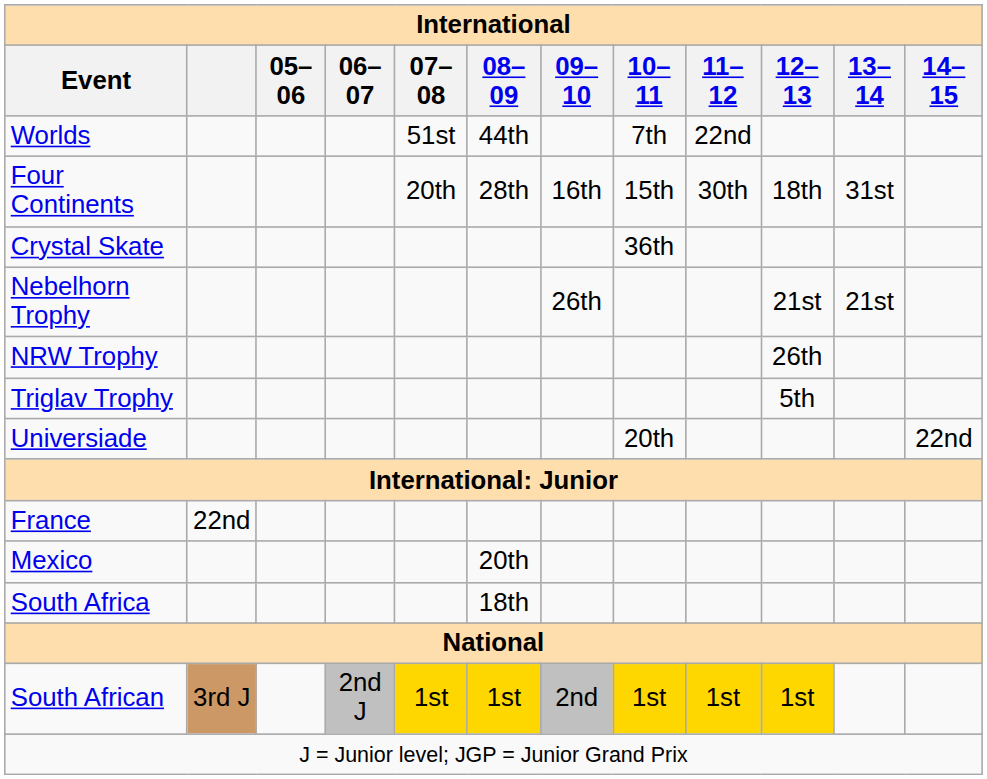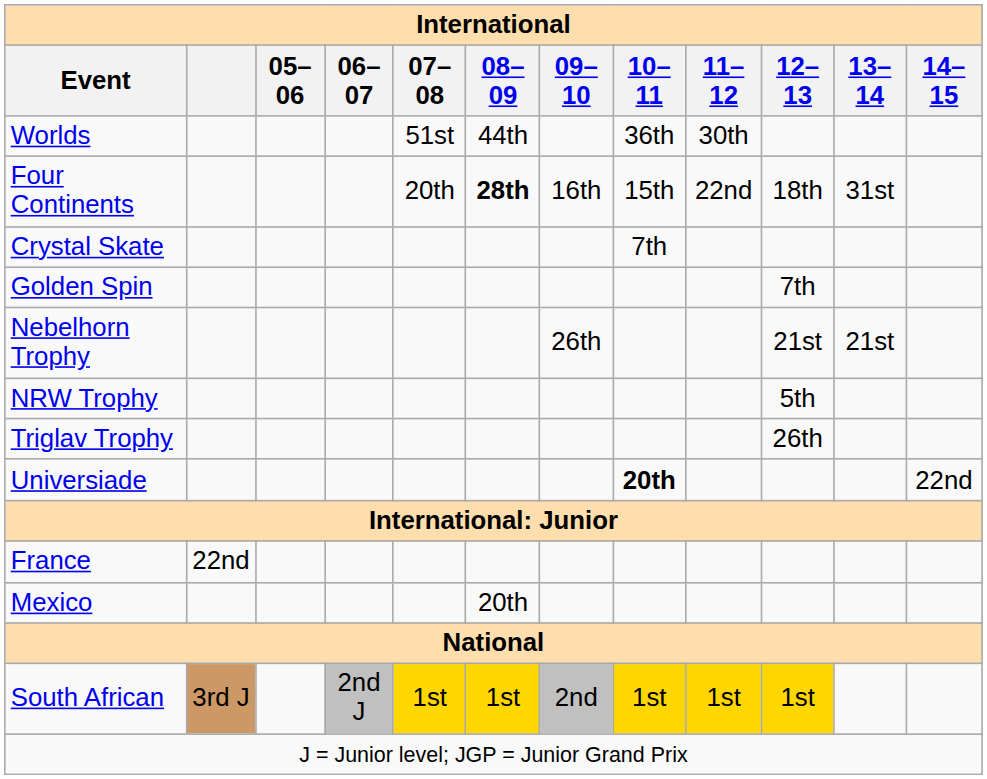(649, 135) 7th -> (649, 135) 36th
(723, 135) 22nd -> (724, 135) 30th
(504, 190) normal -> (503, 190) bold
(723, 190) 30th -> (724, 190) 22nd
(649, 246) 36th -> (649, 246) 7th
+ row: (82, 287)
(797, 356) 26th -> (798, 397) 5th
(797, 397) 5th -> (798, 438) 26th
(649, 438) normal -> (649, 479) bold
- row: (80, 602)
